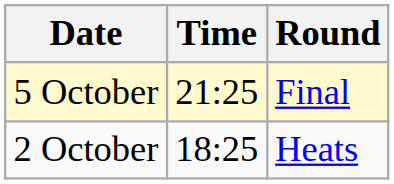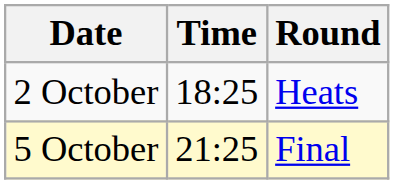rows swapped: (86, 149) <-> (86, 91)
